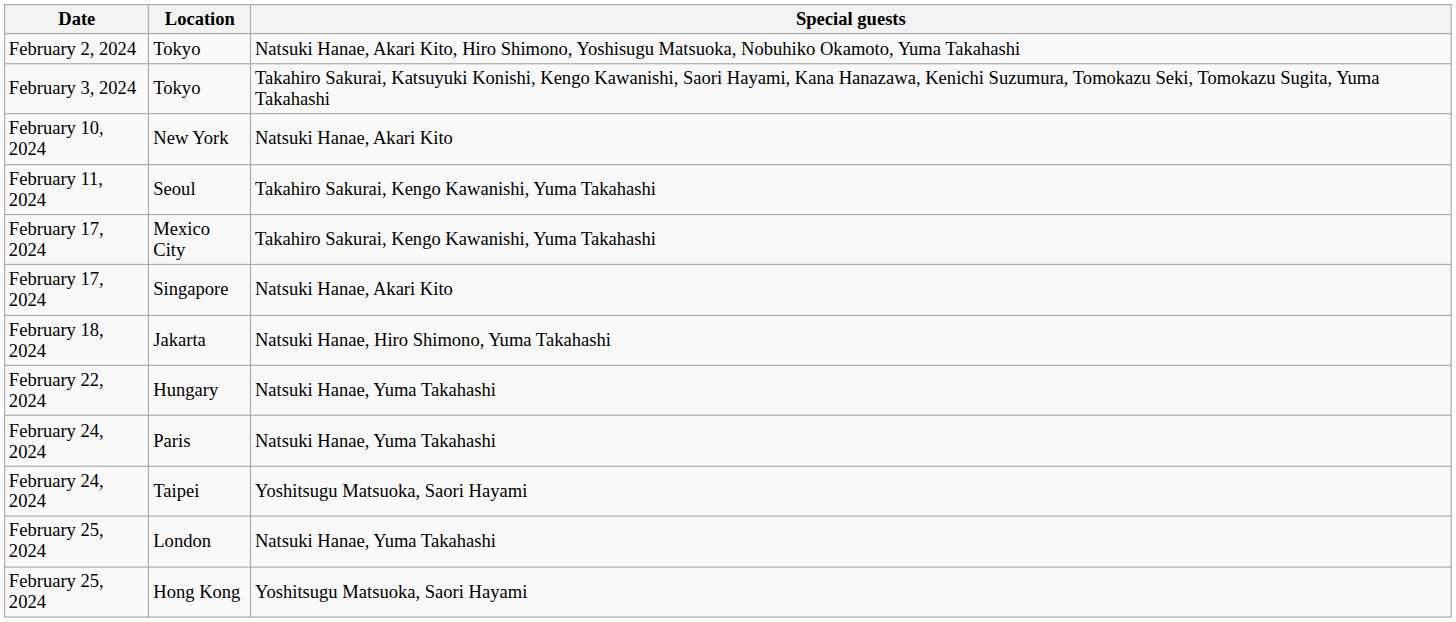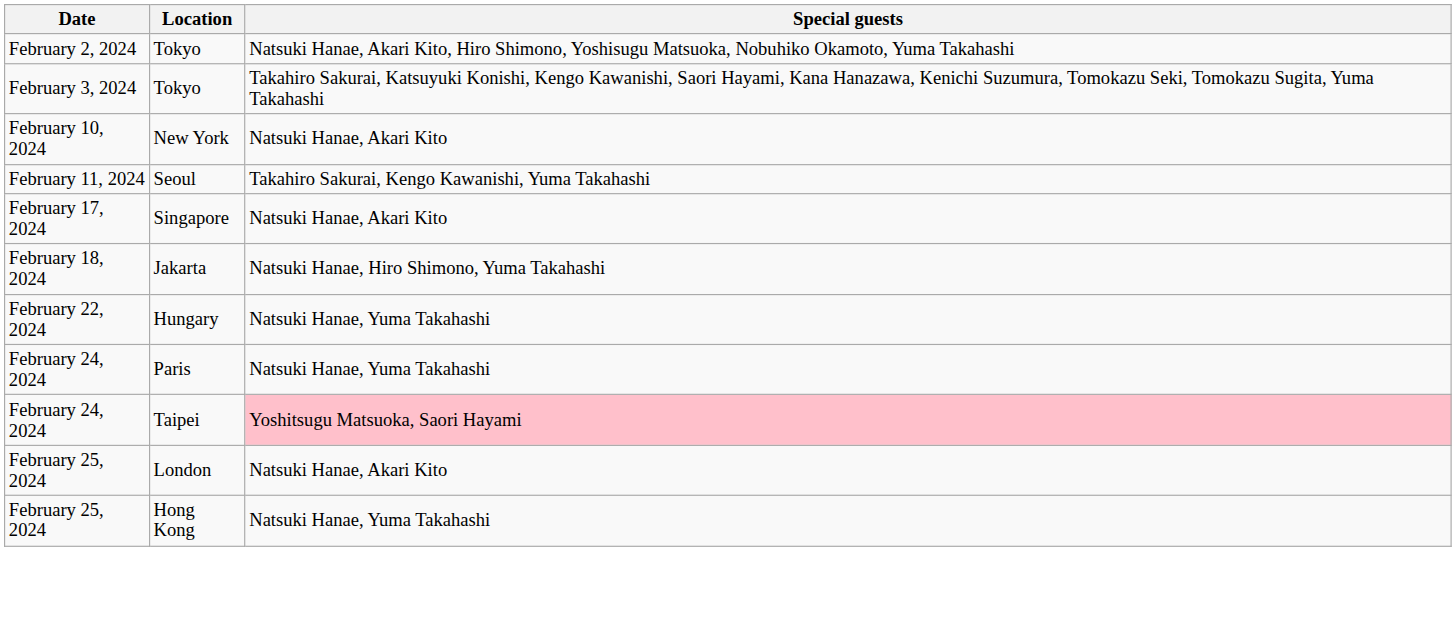- row: (56, 239)
(391, 491) no background -> (385, 419) pink background
(375, 541) Natsuki Hanae, Yuma Takahashi -> (348, 470) Natsuki Hanae, Akari Kito
(391, 591) Yoshitsugu Matsuoka, Saori Hayami -> (370, 520) Natsuki Hanae, Yuma Takahashi
